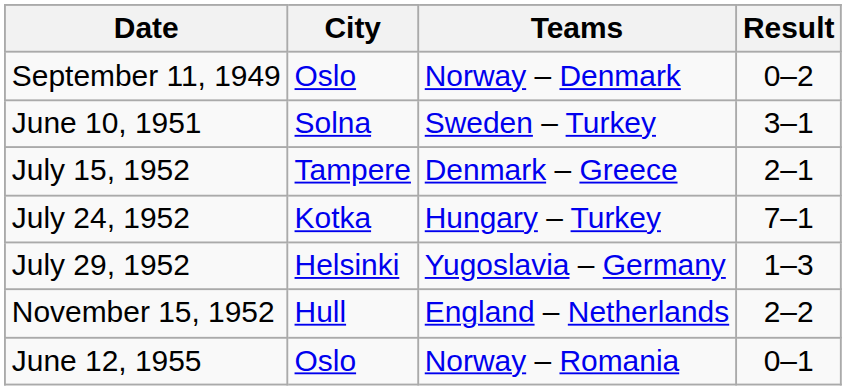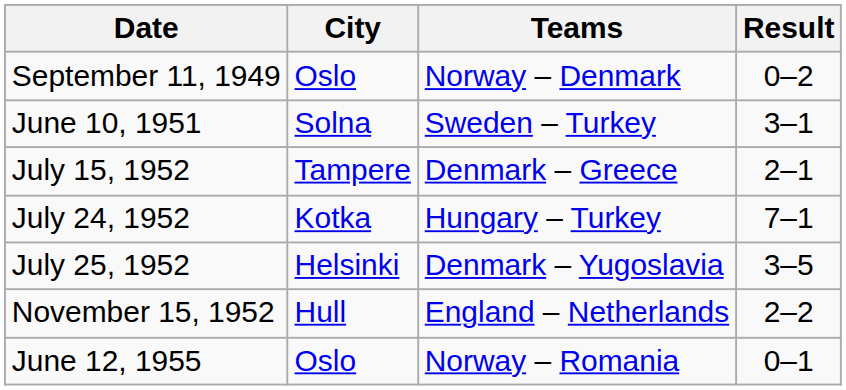+ row: (101, 265)
- row: (101, 265)
